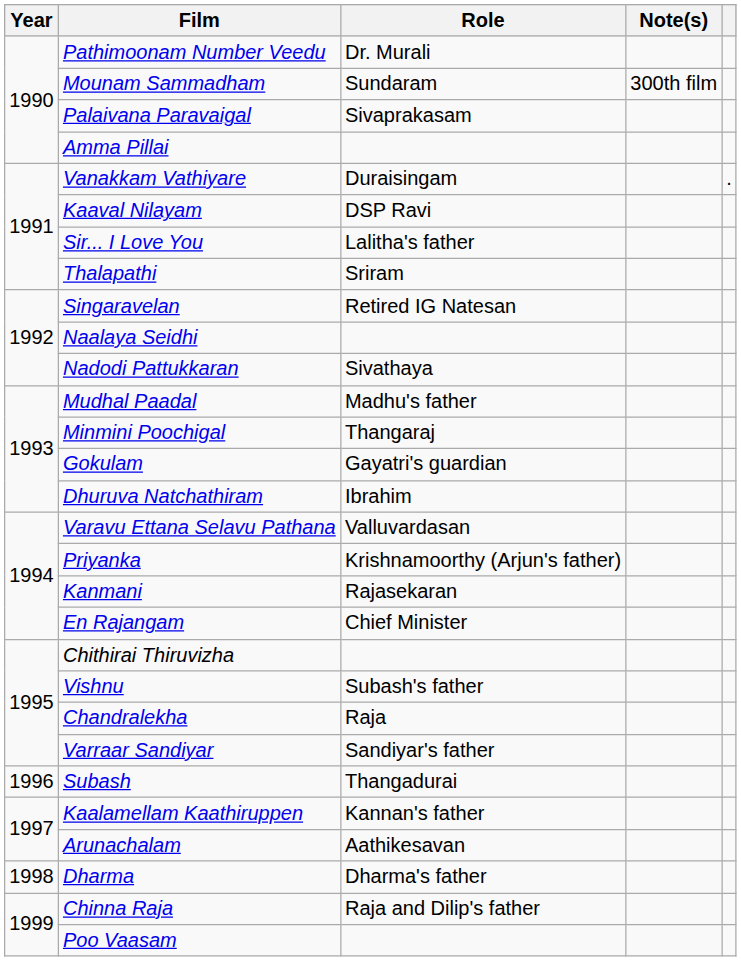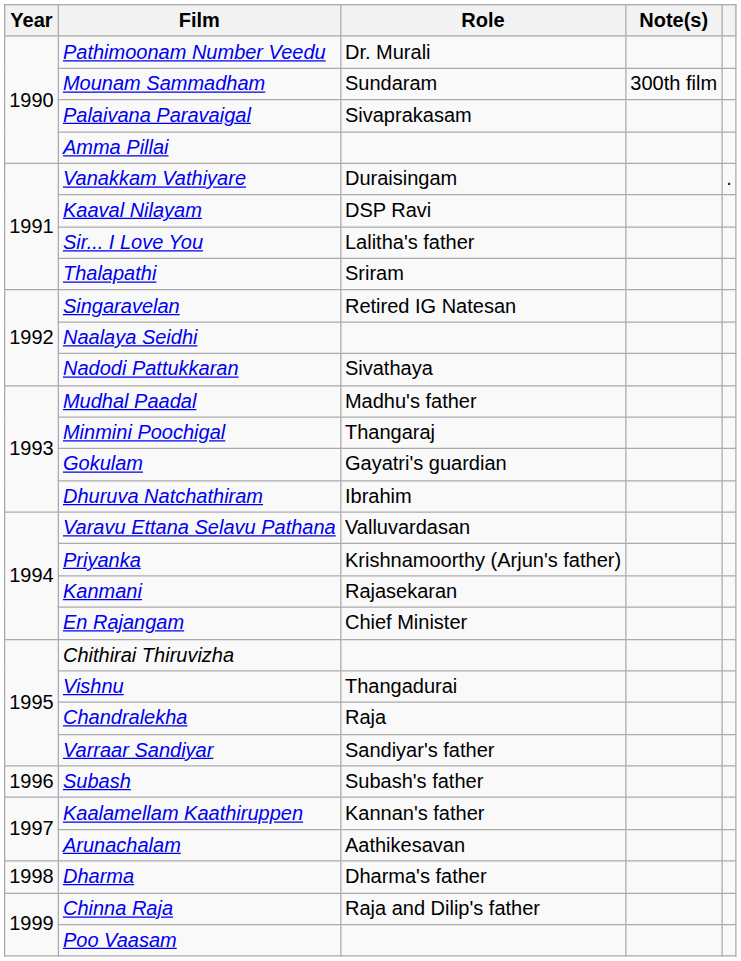(414, 686) Subash's father -> (401, 686) Thangadurai
(401, 781) Thangadurai -> (414, 781) Subash's father
